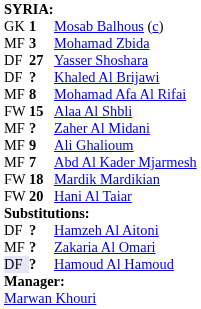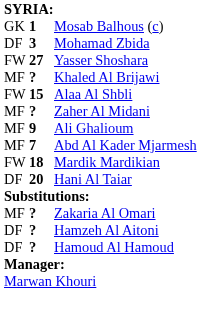(14, 43) MF -> (13, 43) DF
(13, 60) DF -> (15, 60) FW
(13, 77) DF -> (14, 77) MF
- row: (120, 94)
(15, 196) FW -> (13, 179) DF
rows swapped: (105, 247) <-> (106, 230)
(13, 264) lavender background -> (13, 247) no background
